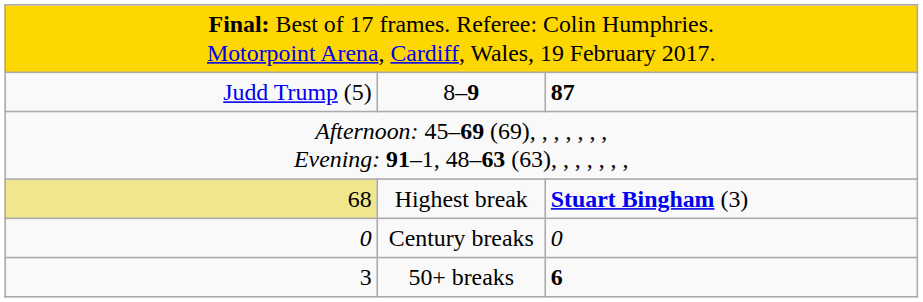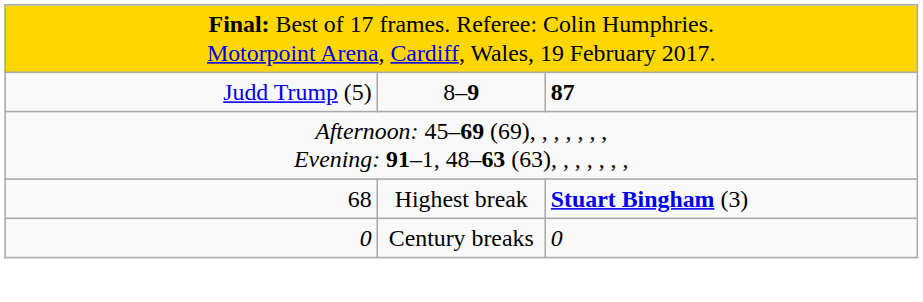(360, 198) khaki background -> (360, 198) no background
- row: (461, 277)
